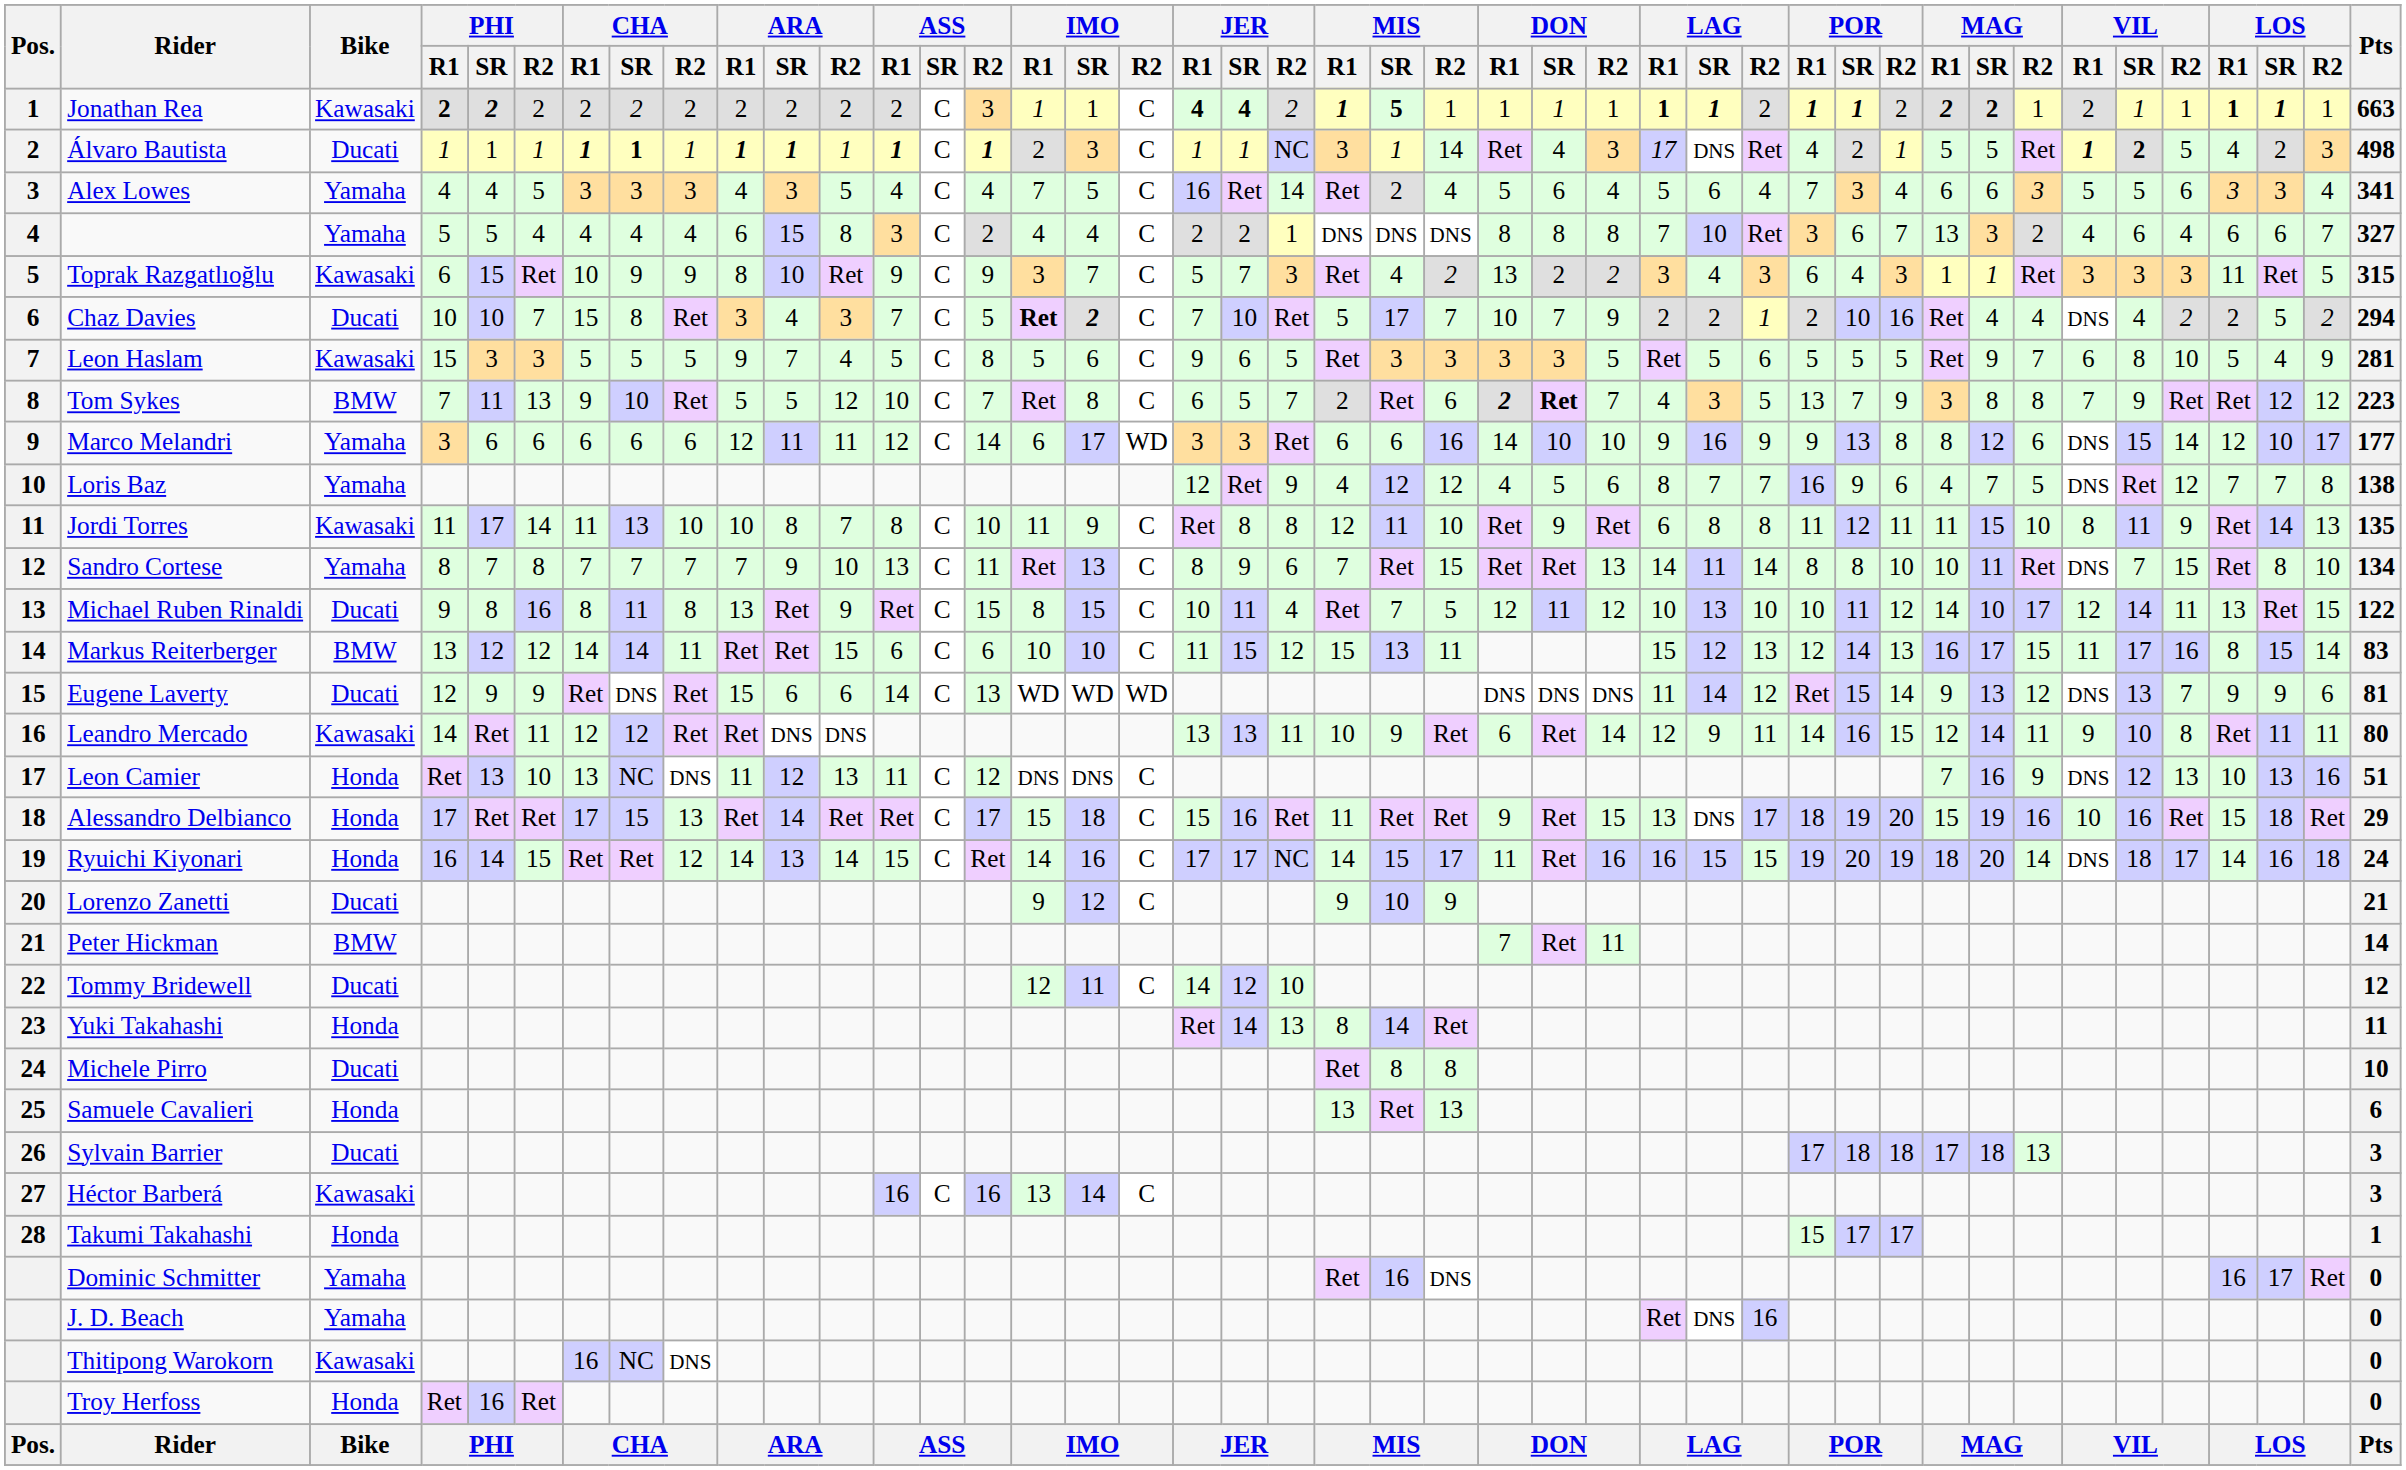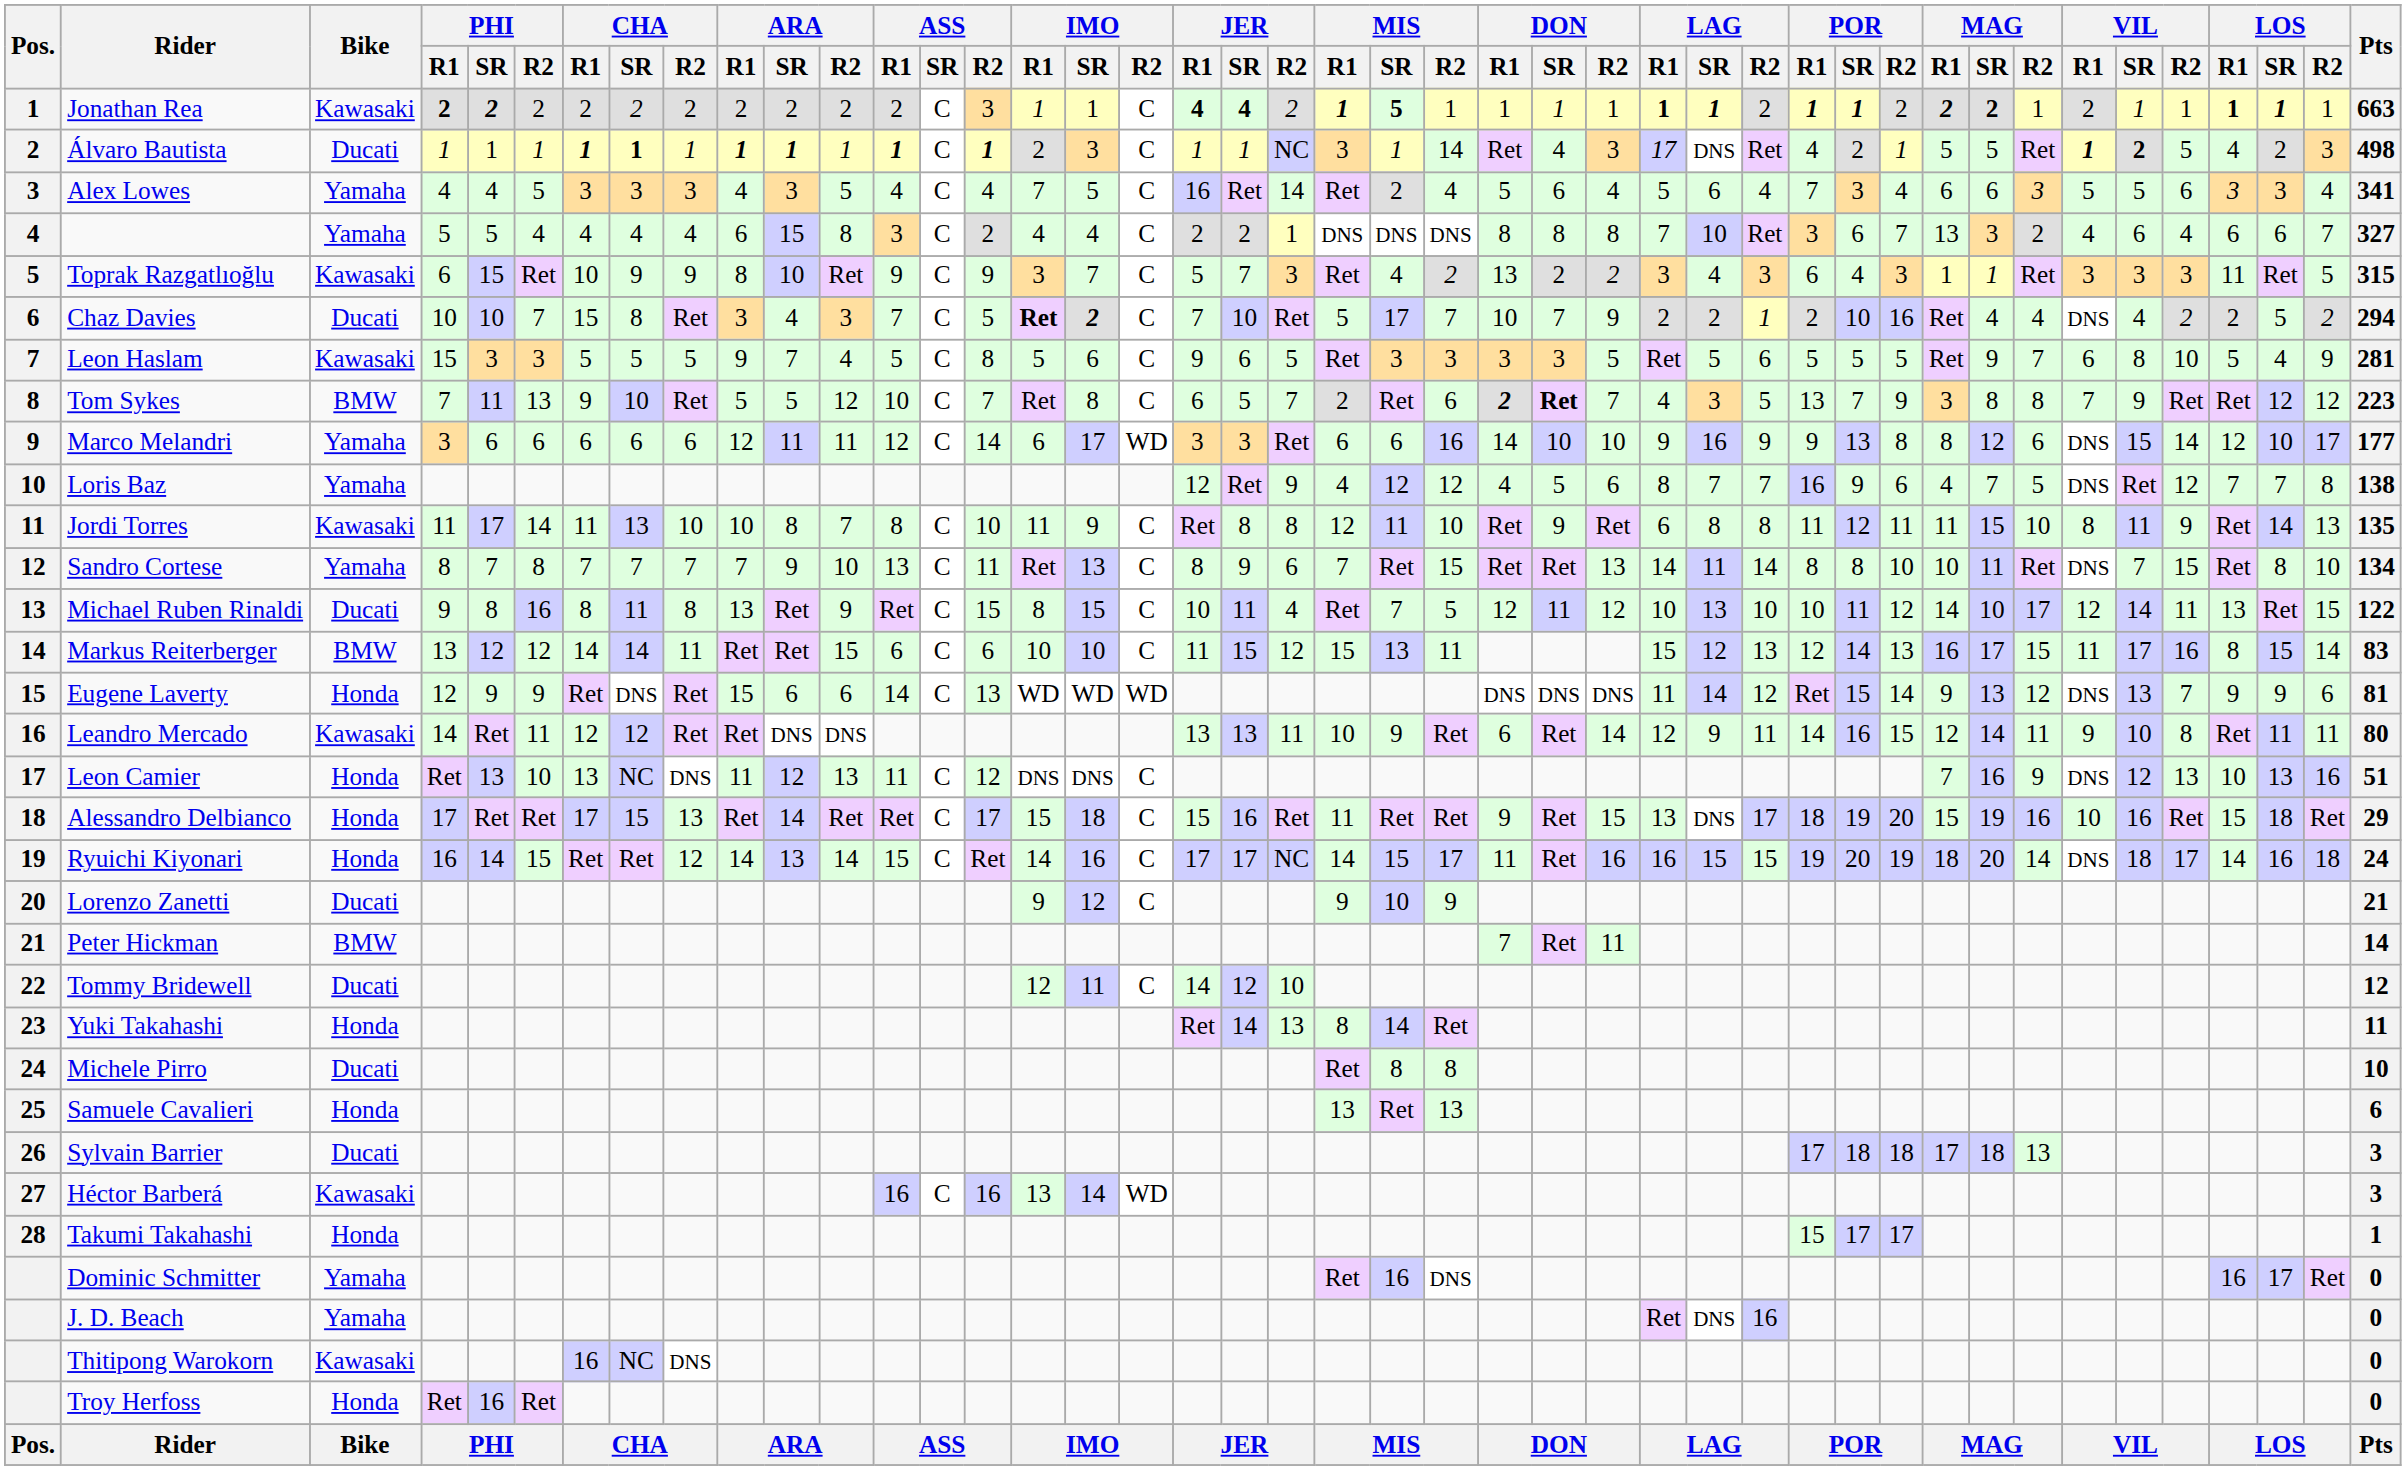(365, 692) Ducati -> (365, 692) Honda
(1147, 1193) C -> (1147, 1193) WD
